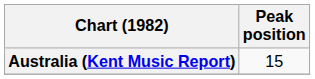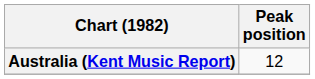(274, 61) 15 -> (274, 61) 12
